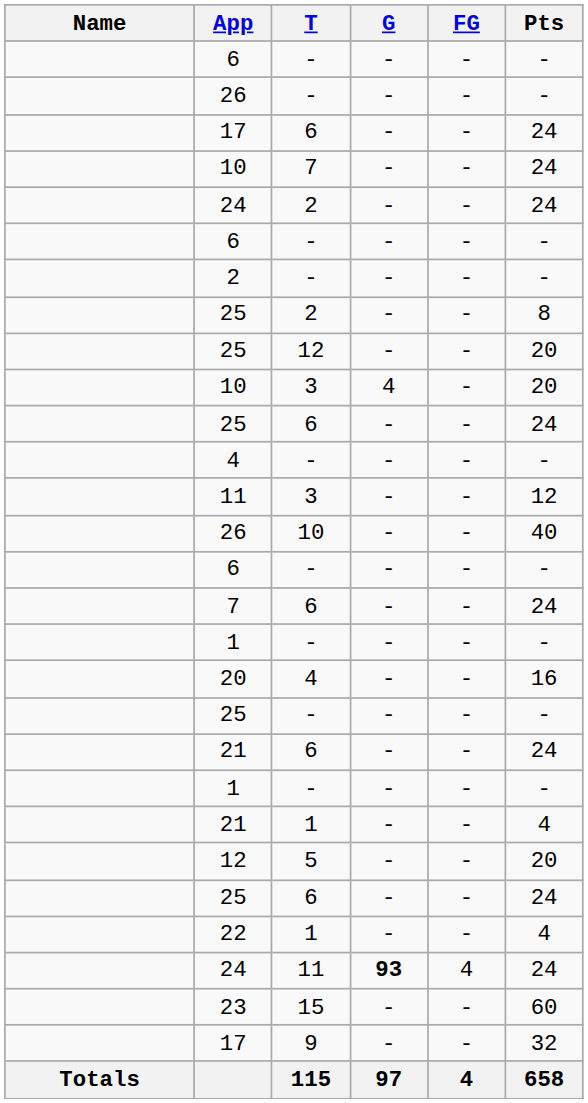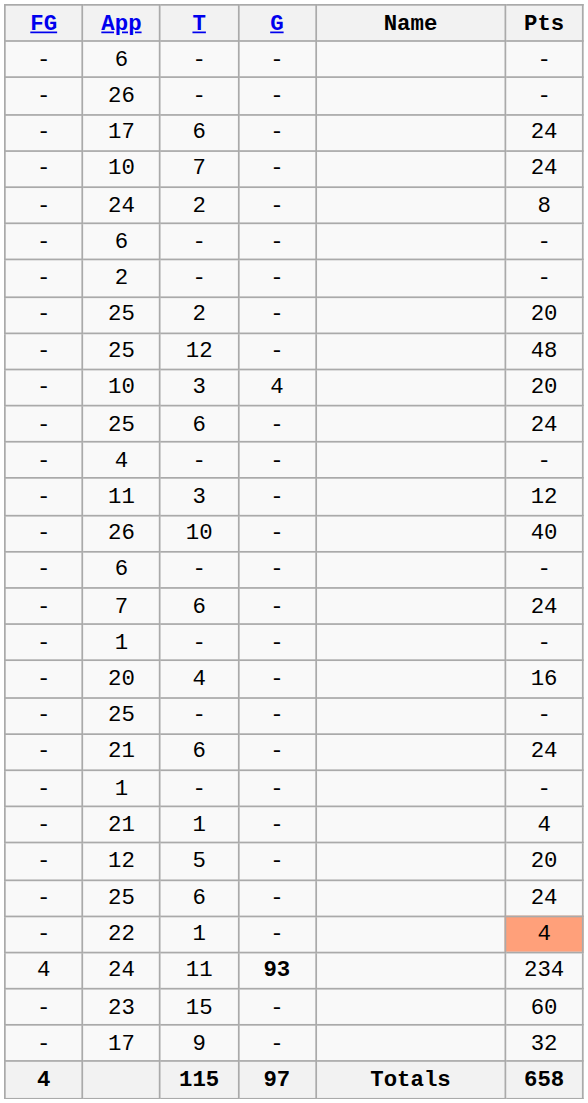columns swapped: (100, 23) <-> (466, 23)
(544, 205) 24 -> (544, 205) 8
(544, 315) 8 -> (544, 315) 20
(544, 351) 20 -> (544, 351) 48
(544, 934) no background -> (544, 934) lightsalmon background
(544, 971) 24 -> (544, 971) 234
